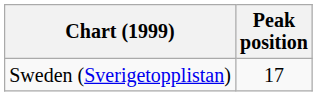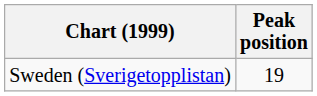(274, 74) 17 -> (274, 74) 19
